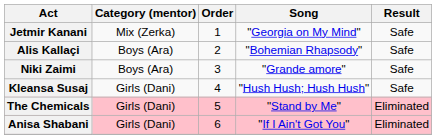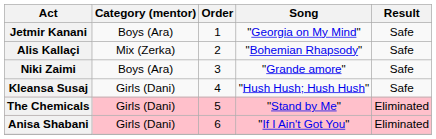(146, 32) Mix (Zerka) -> (146, 32) Boys (Ara)
(146, 50) Boys (Ara) -> (146, 50) Mix (Zerka)
